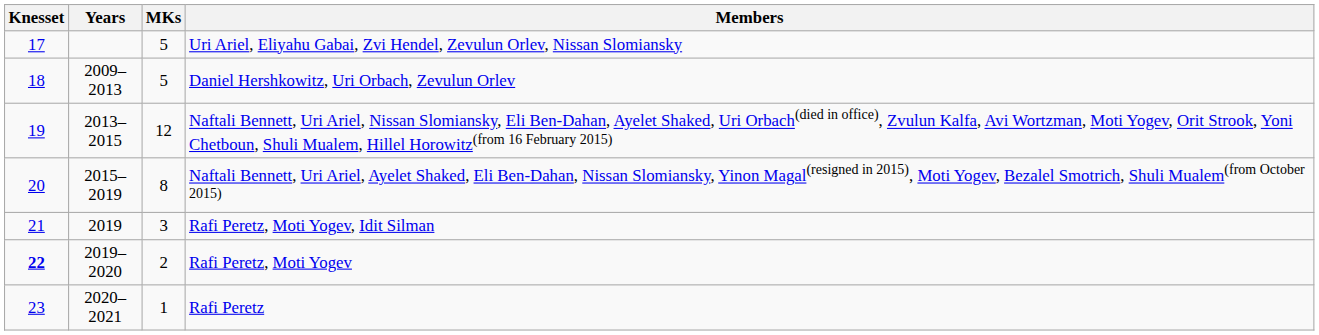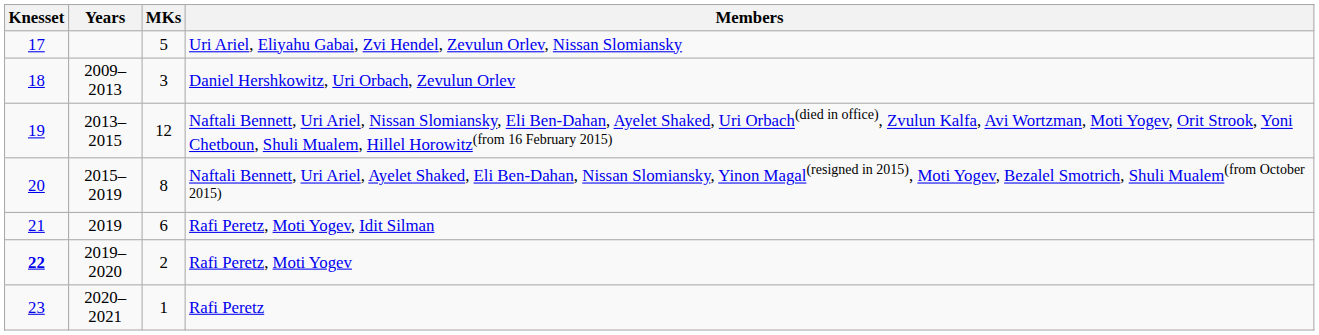(164, 80) 5 -> (164, 80) 3
(164, 225) 3 -> (164, 225) 6
